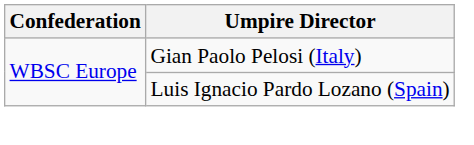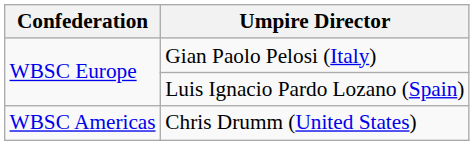+ row: (291, 122)
